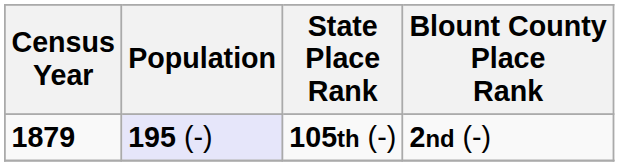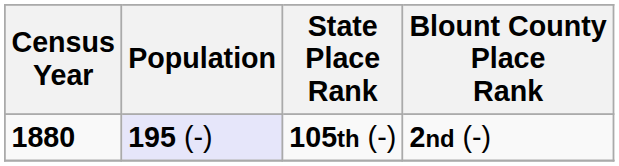(43, 137) 1879 -> (43, 137) 1880
